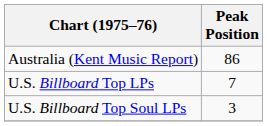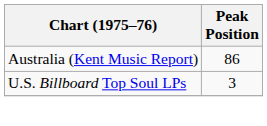- row: (81, 83)
